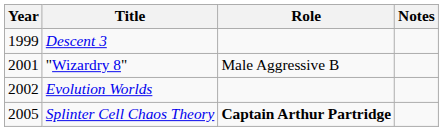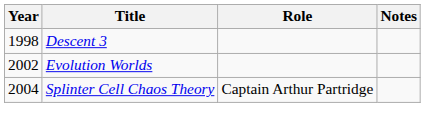(23, 41) 1999 -> (23, 41) 1998
- row: (87, 65)
(23, 114) 2005 -> (23, 89) 2004
(306, 114) bold -> (297, 89) normal
